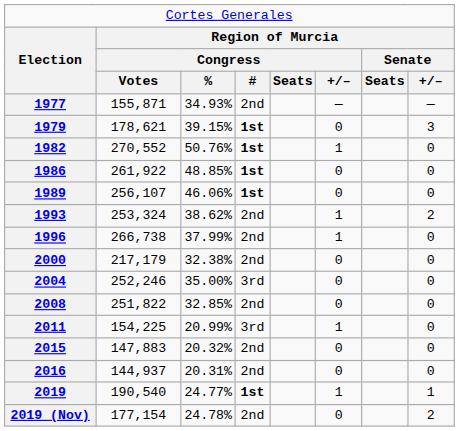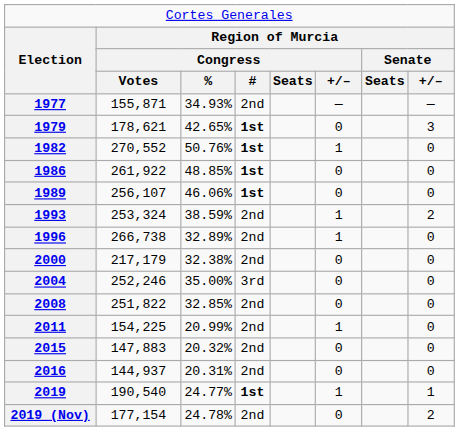(208, 126) 39.15% -> (208, 126) 42.65%
(208, 215) 38.62% -> (208, 215) 38.59%
(208, 237) 37.99% -> (208, 237) 32.89%
(252, 326) 3rd -> (252, 326) 2nd
